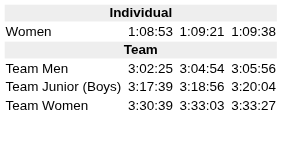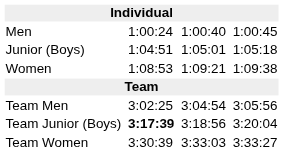+ row: (19, 31)
+ row: (45, 50)
(150, 87) normal -> (151, 124) bold
